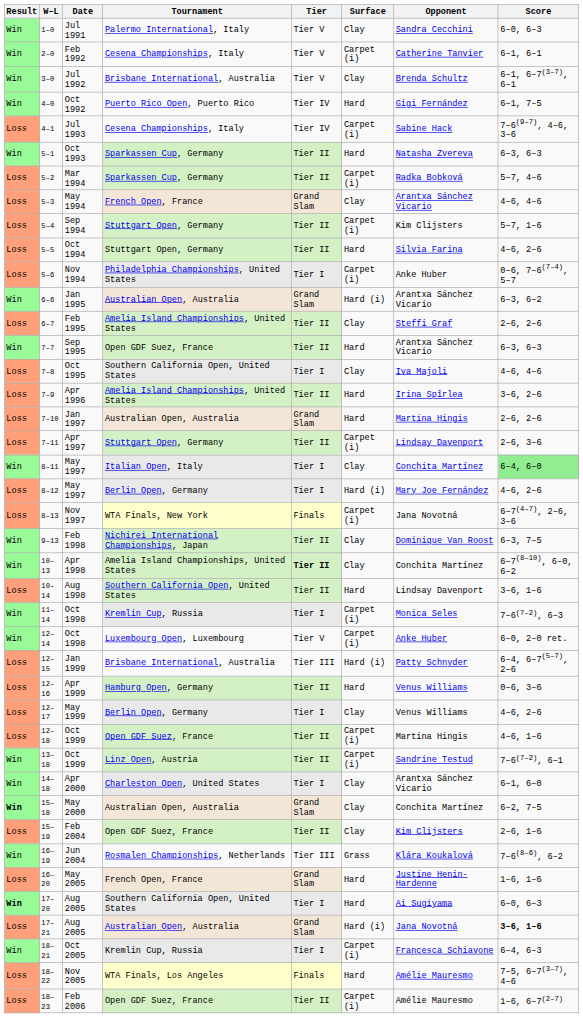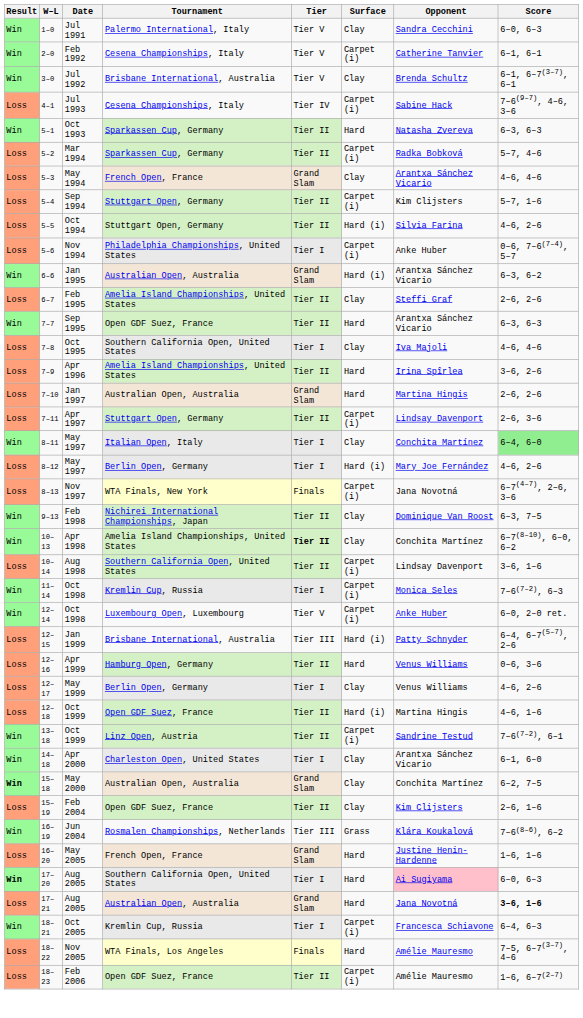- row: (48, 104)
(354, 250) Hard -> (365, 226) Hard (i)
(354, 591) Hard -> (359, 567) Carpet (i)
(359, 736) Carpet (i) -> (365, 712) Hard (i)
(424, 903) no background -> (424, 879) pink background
(365, 927) Hard (i) -> (354, 903) Hard
